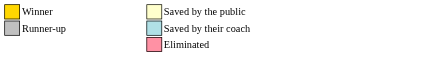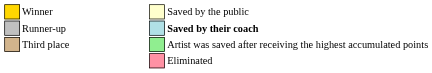(207, 28) normal -> (213, 28) bold
+ row: (46, 44)
